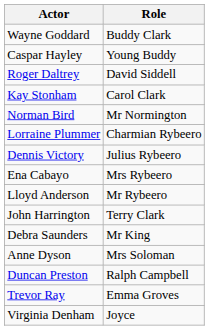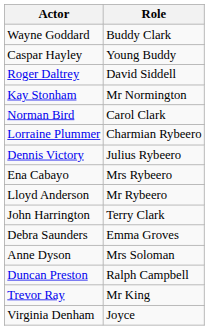(136, 94) Carol Clark -> (146, 94) Mr Normington
(146, 114) Mr Normington -> (136, 114) Carol Clark
(128, 235) Mr King -> (142, 235) Emma Groves
(142, 295) Emma Groves -> (128, 295) Mr King
